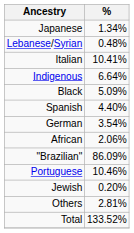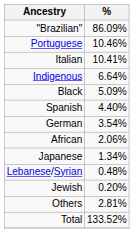rows swapped: (59, 156) <-> (60, 28)
rows swapped: (57, 172) <-> (44, 44)
